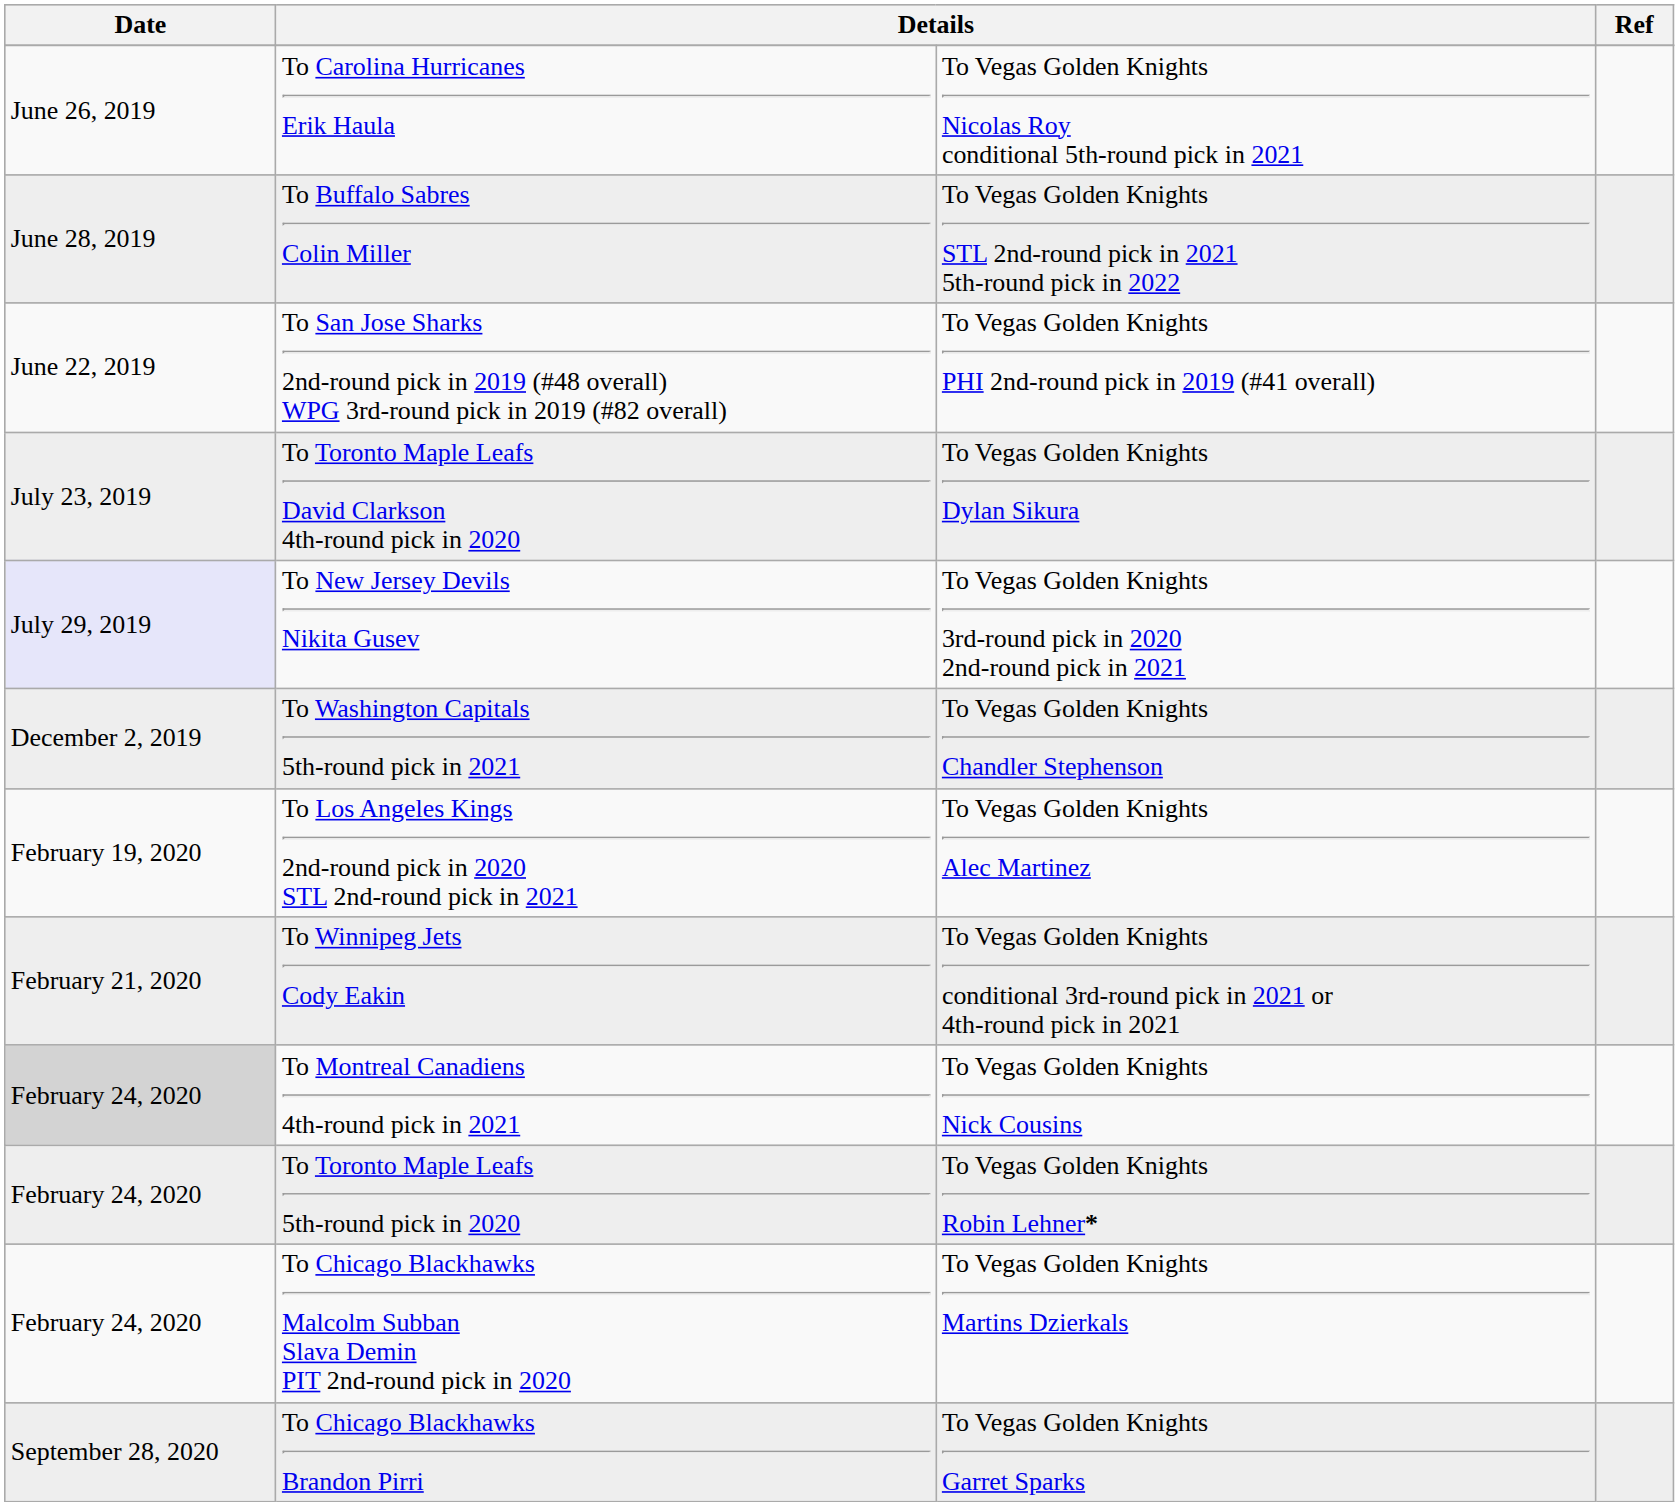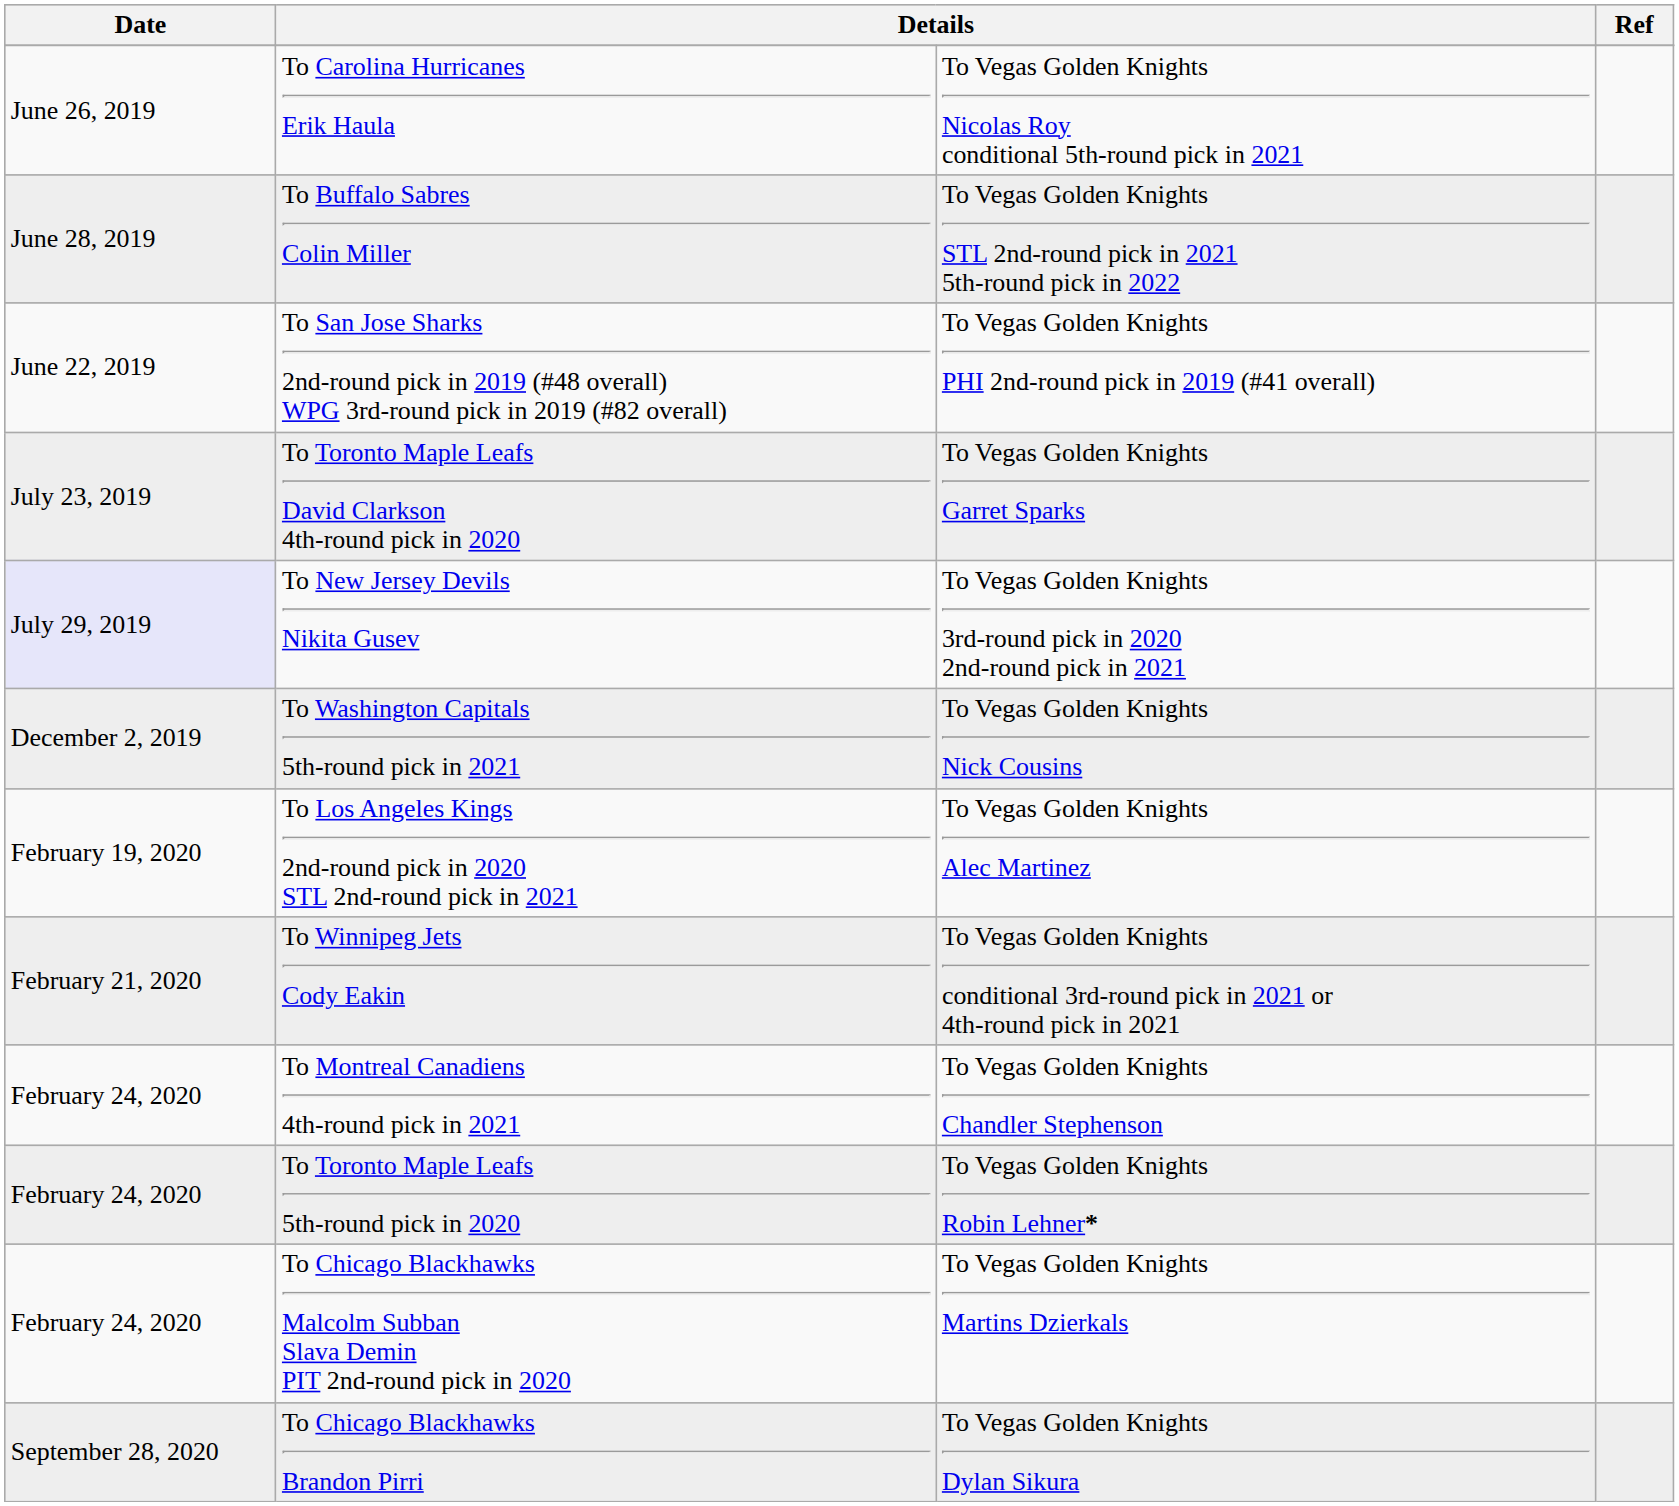(1266, 481) To Vegas Golden Knights Dylan Sikura -> (1266, 481) To Vegas Golden Knights Garret Sparks
(1266, 738) To Vegas Golden Knights Chandler Stephenson -> (1266, 738) To Vegas Golden Knights Nick Cousins
(106, 1094) lightgrey background -> (106, 1094) no background
(1266, 1094) To Vegas Golden Knights Nick Cousins -> (1266, 1094) To Vegas Golden Knights Chandler Stephenson
(1266, 1451) To Vegas Golden Knights Garret Sparks -> (1266, 1451) To Vegas Golden Knights Dylan Sikura
